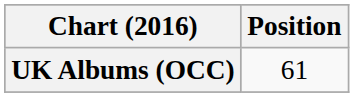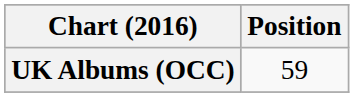(294, 69) 61 -> (294, 69) 59
